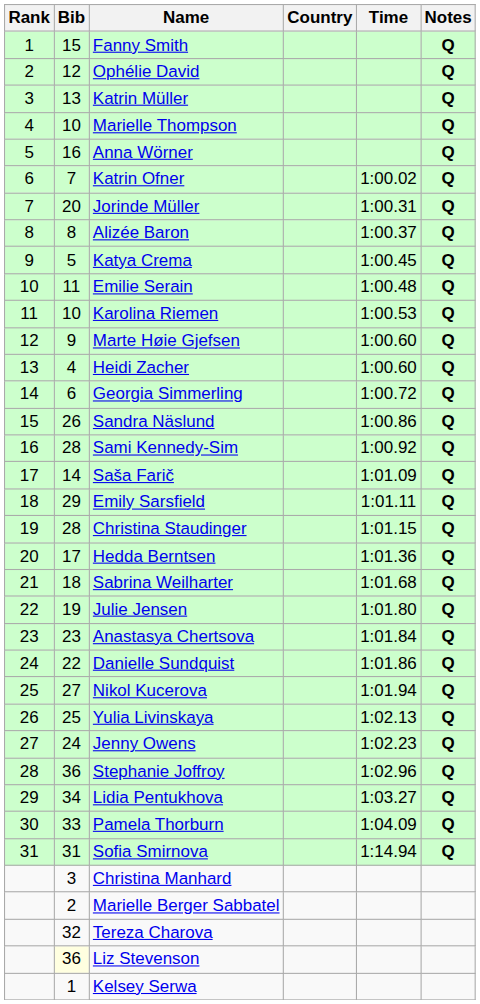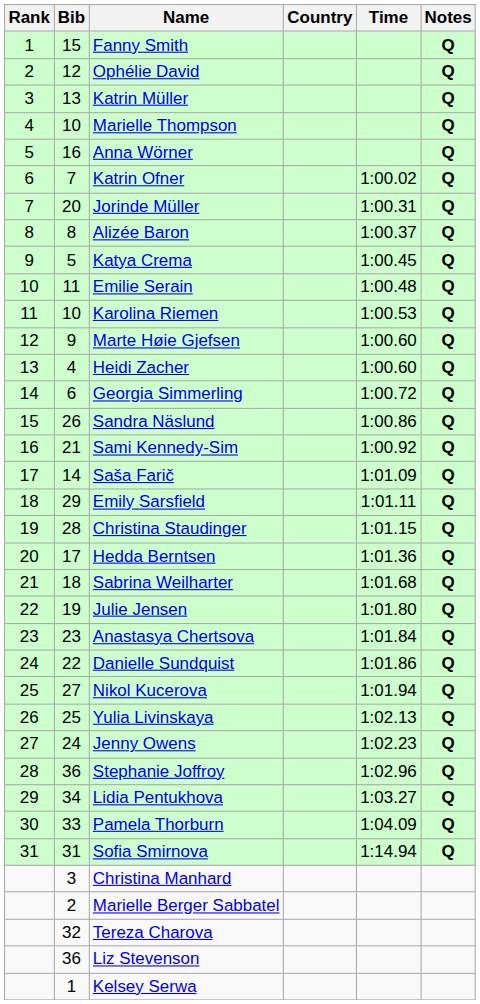(71, 448) 28 -> (71, 448) 21
(71, 959) lightyellow background -> (71, 959) no background
